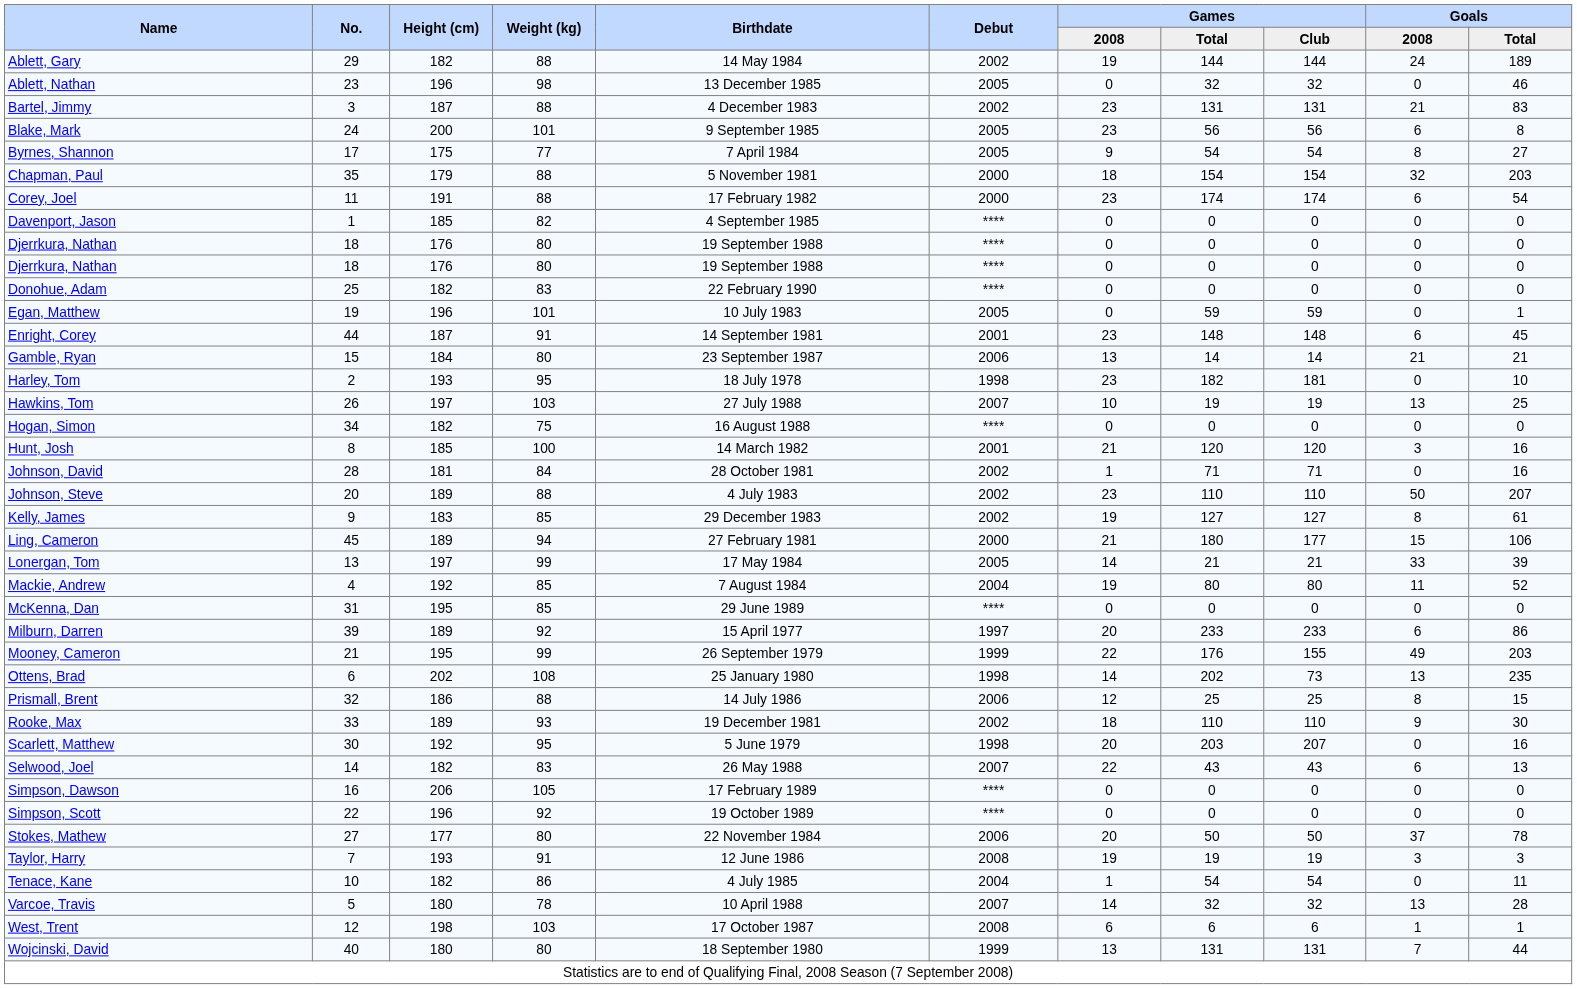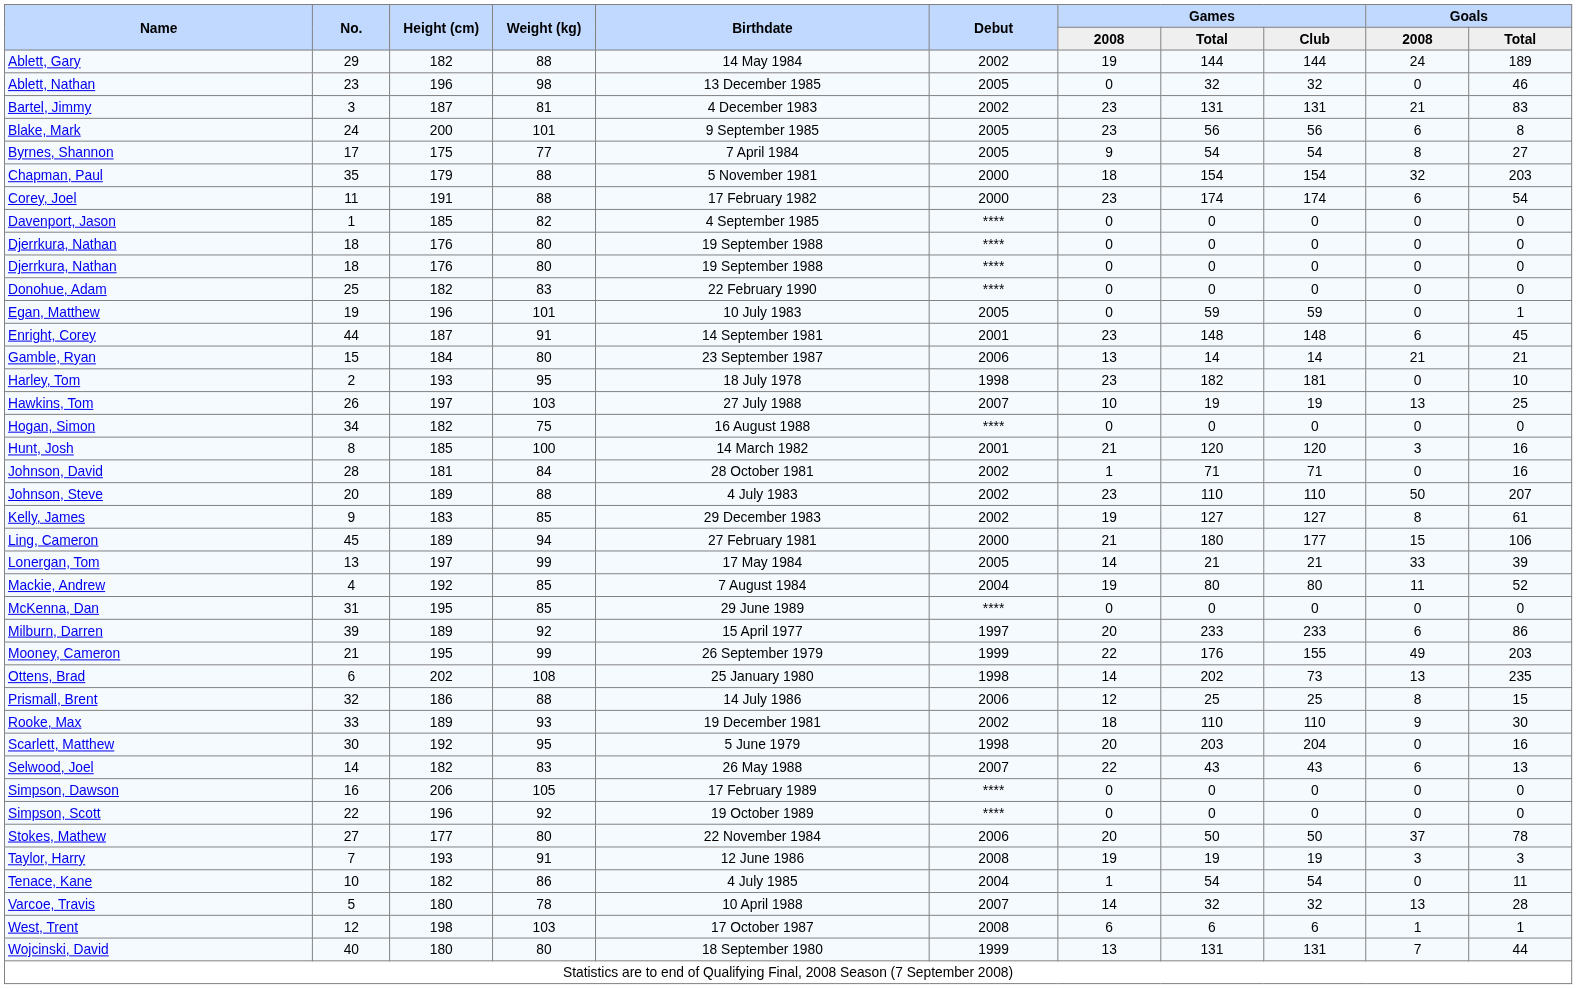(544, 107) 88 -> (544, 107) 81
(1315, 745) 207 -> (1315, 745) 204
